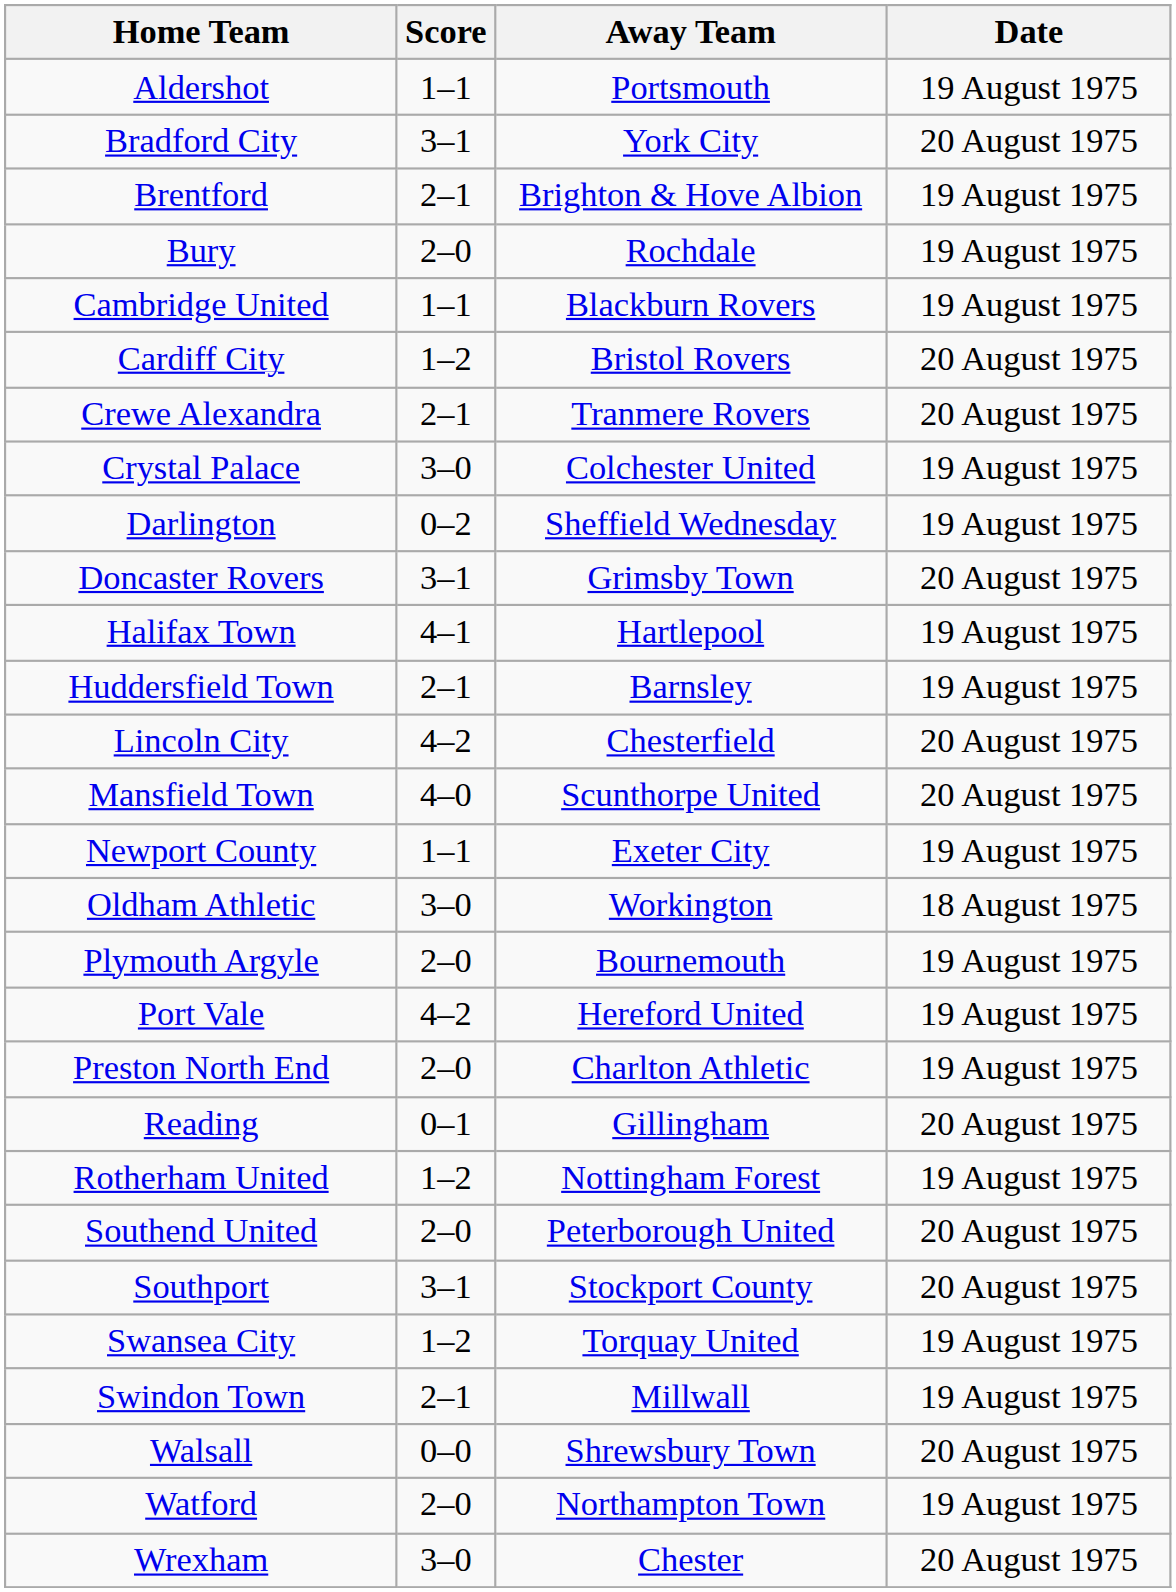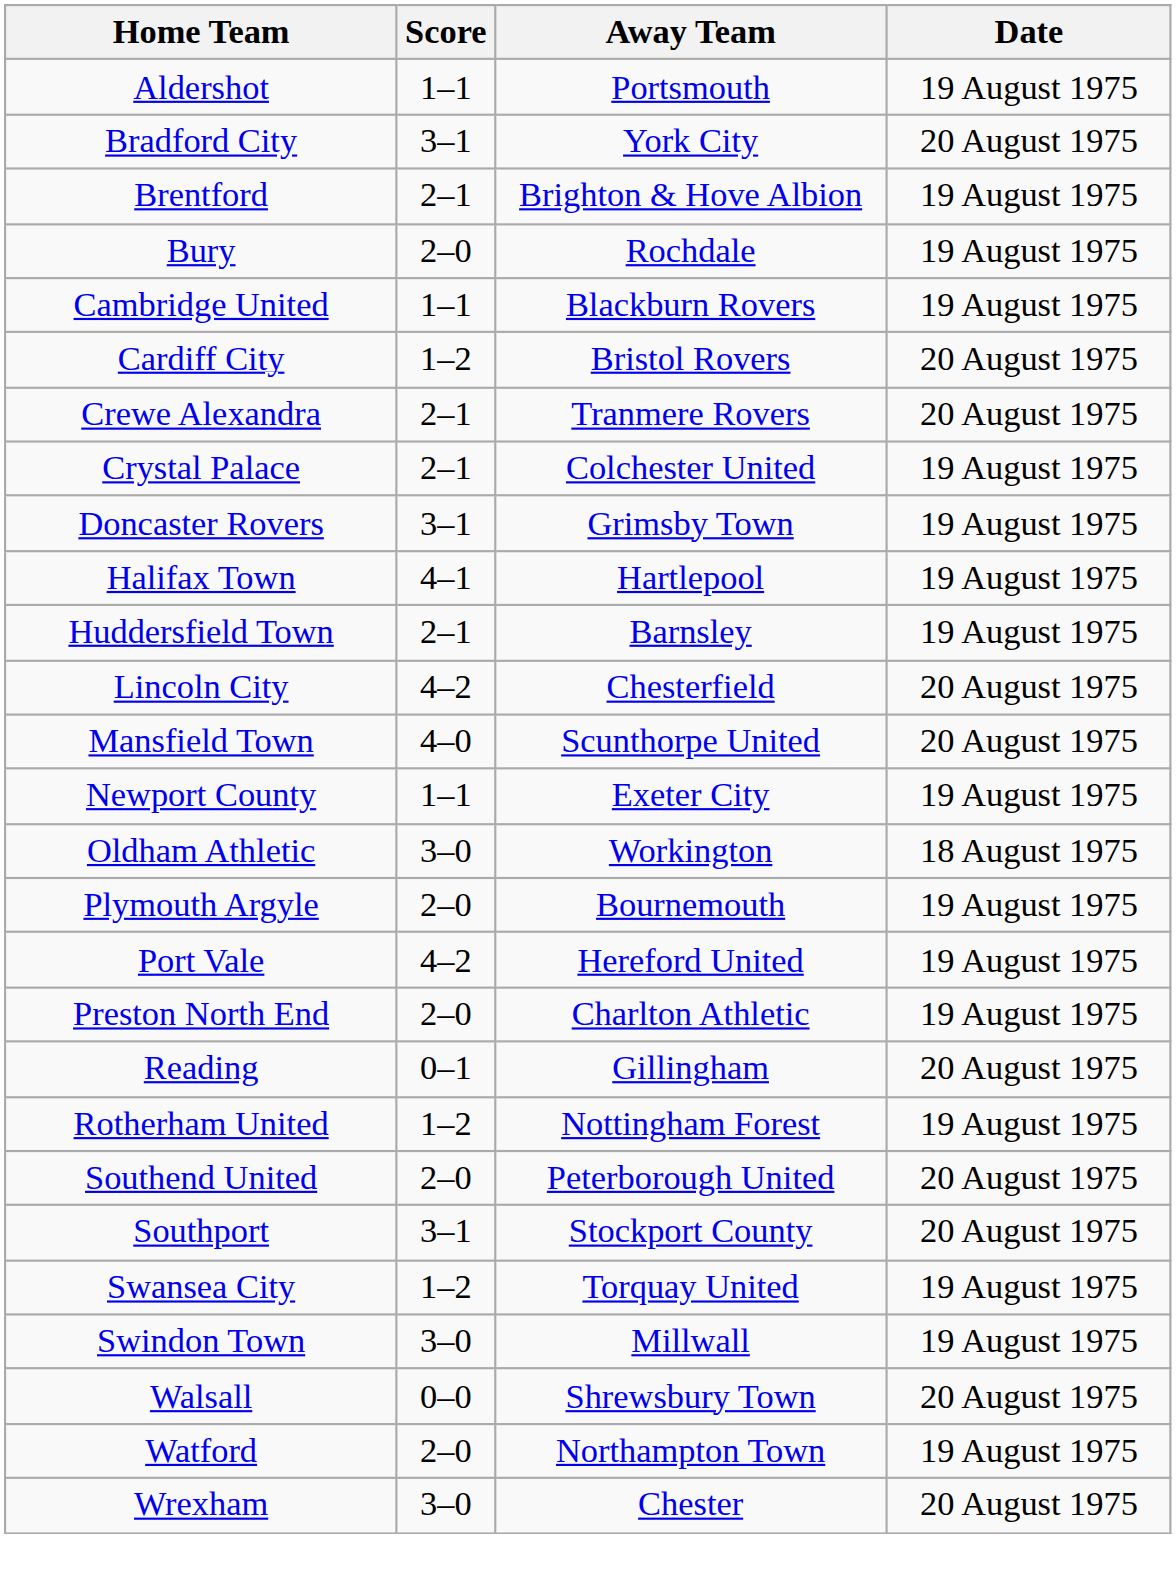(446, 468) 3–0 -> (446, 468) 2–1
- row: (201, 522)
(1029, 577) 20 August 1975 -> (1029, 522) 19 August 1975
(446, 1395) 2–1 -> (446, 1341) 3–0
